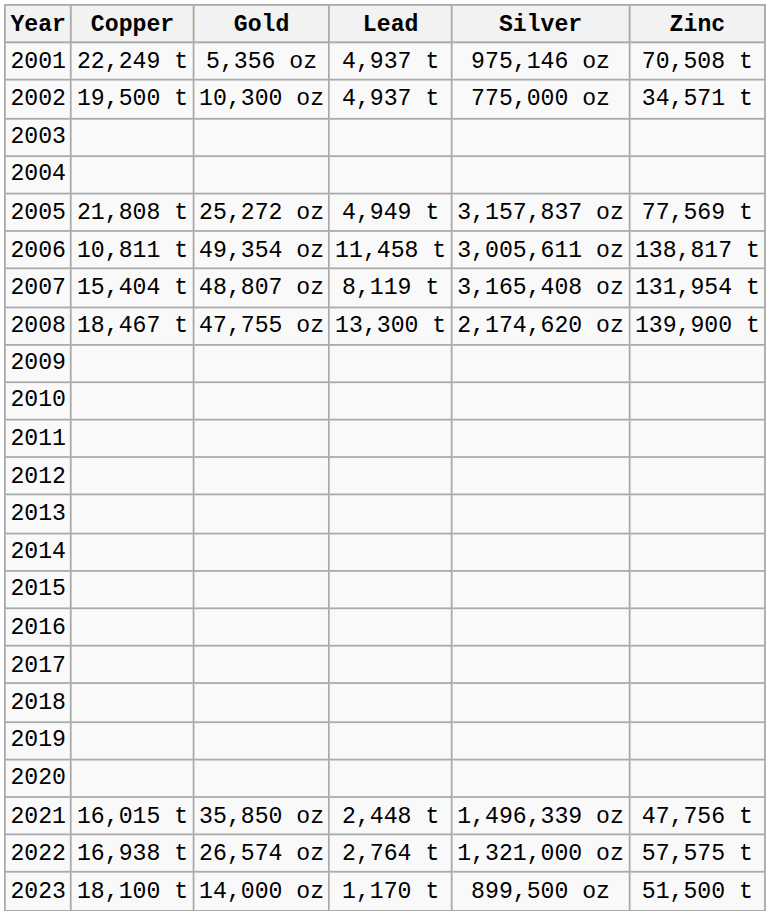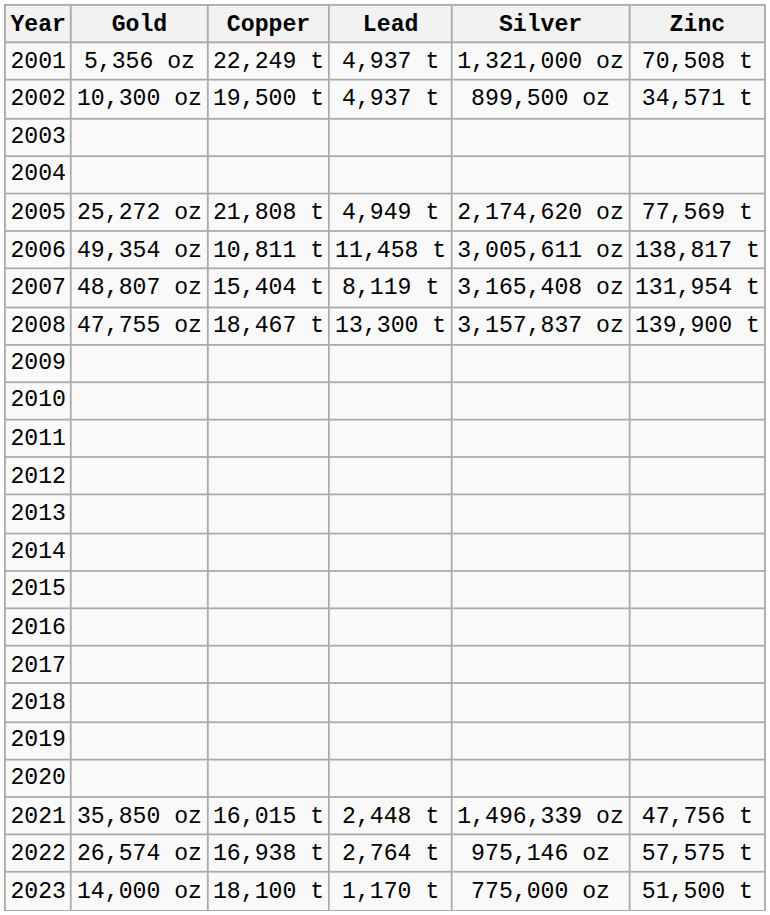columns swapped: (133, 24) <-> (262, 24)
(541, 61) 975,146 oz -> (541, 61) 1,321,000 oz
(541, 99) 775,000 oz -> (541, 99) 899,500 oz
(541, 212) 3,157,837 oz -> (541, 212) 2,174,620 oz
(541, 325) 2,174,620 oz -> (541, 325) 3,157,837 oz
(541, 853) 1,321,000 oz -> (541, 853) 975,146 oz
(541, 891) 899,500 oz -> (541, 891) 775,000 oz
